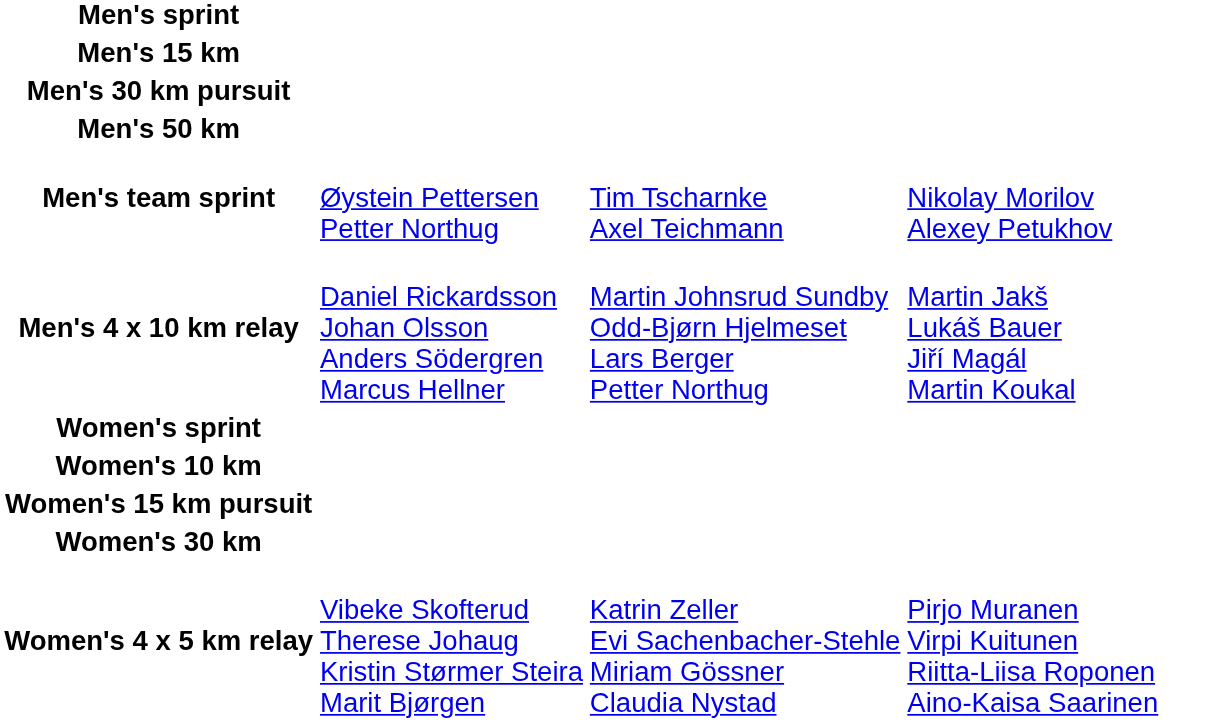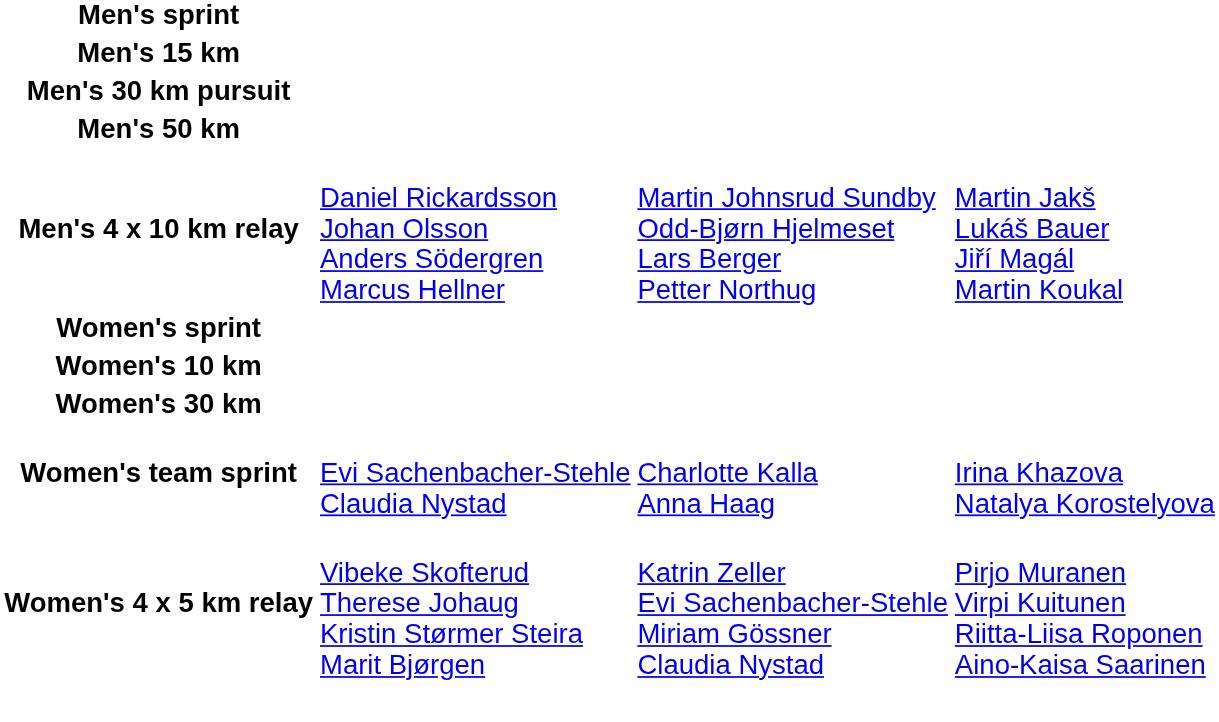- row: (159, 197)
- row: (159, 503)
+ row: (159, 472)
